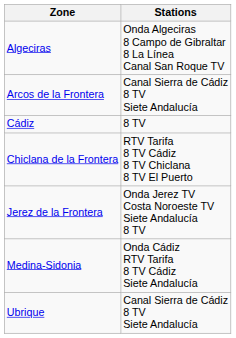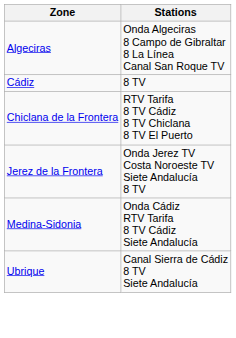- row: (55, 95)
